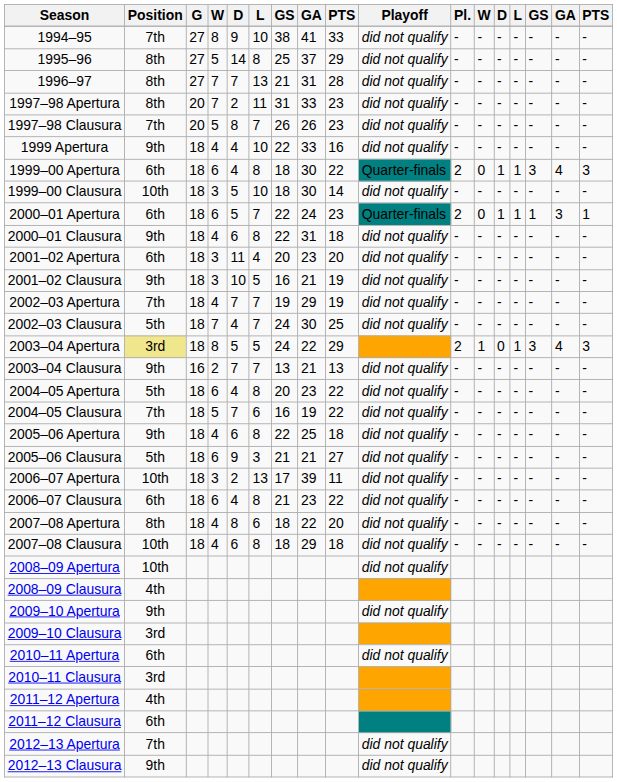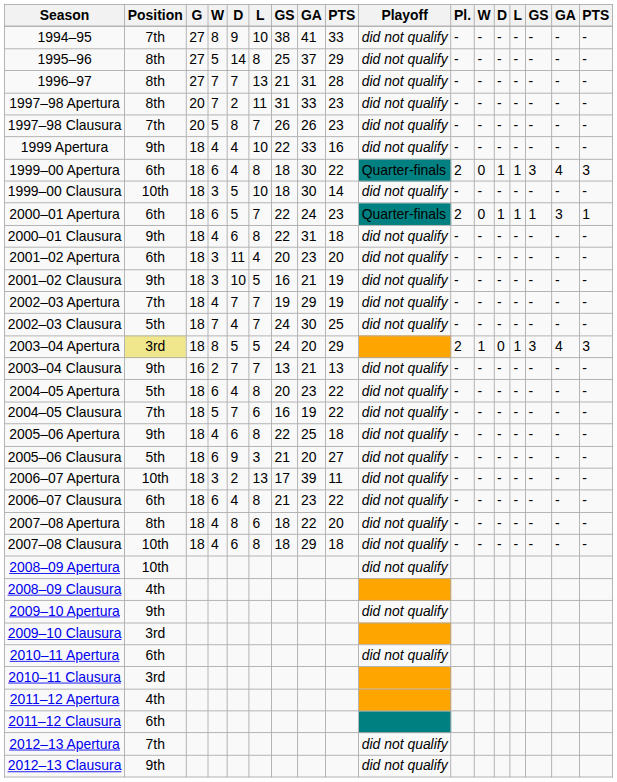(309, 346) 22 -> (309, 346) 20
(309, 457) 21 -> (309, 457) 20
